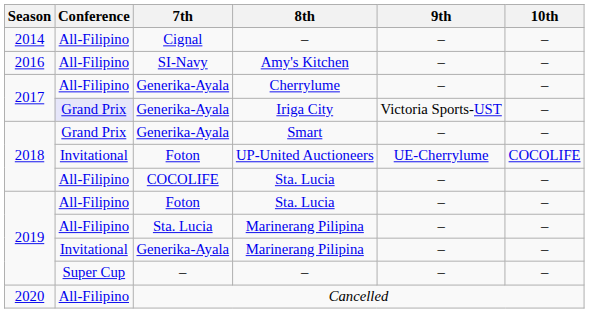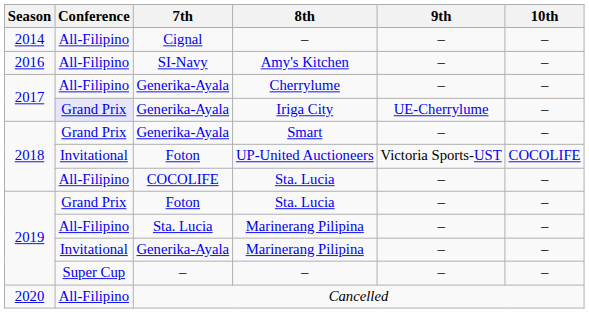(441, 109) Victoria Sports-UST -> (441, 109) UE-Cherrylume
(441, 156) UE-Cherrylume -> (441, 156) Victoria Sports-UST
(94, 202) All-Filipino -> (94, 202) Grand Prix
